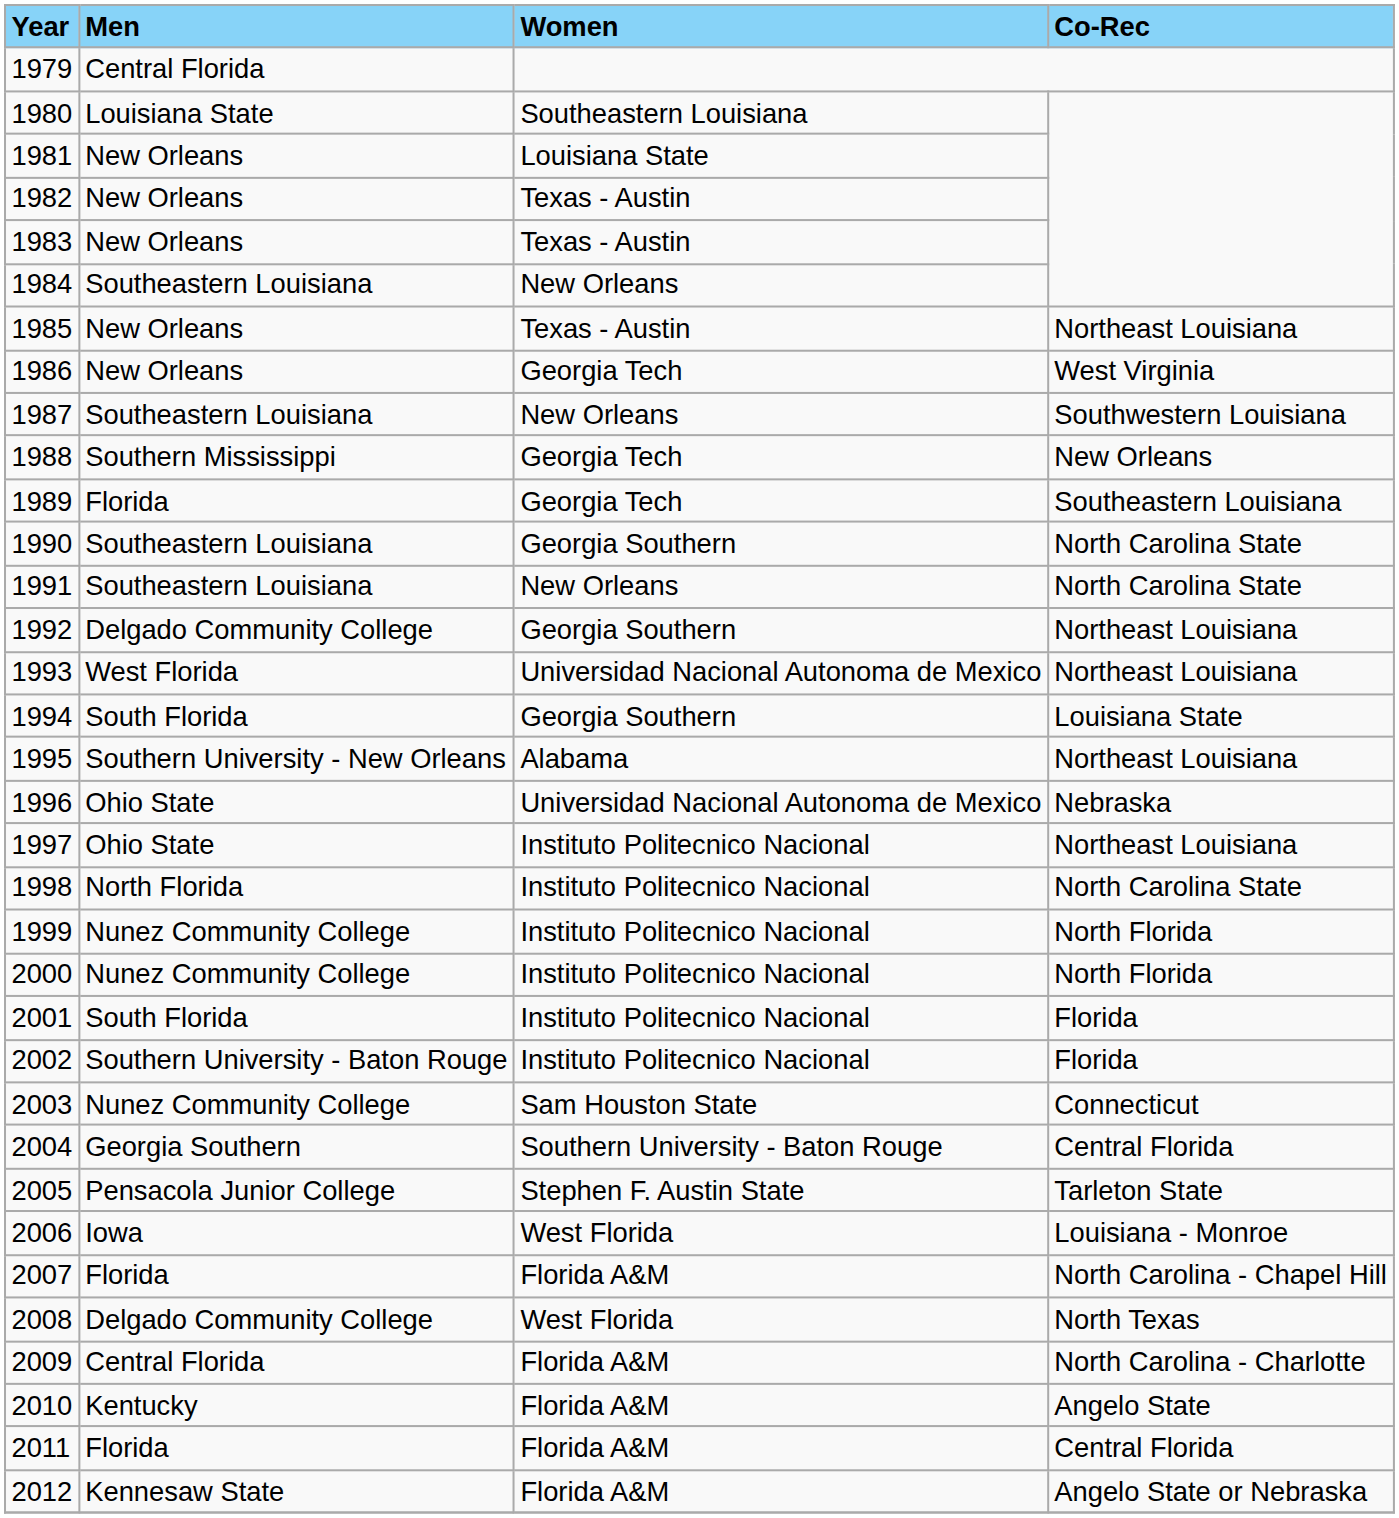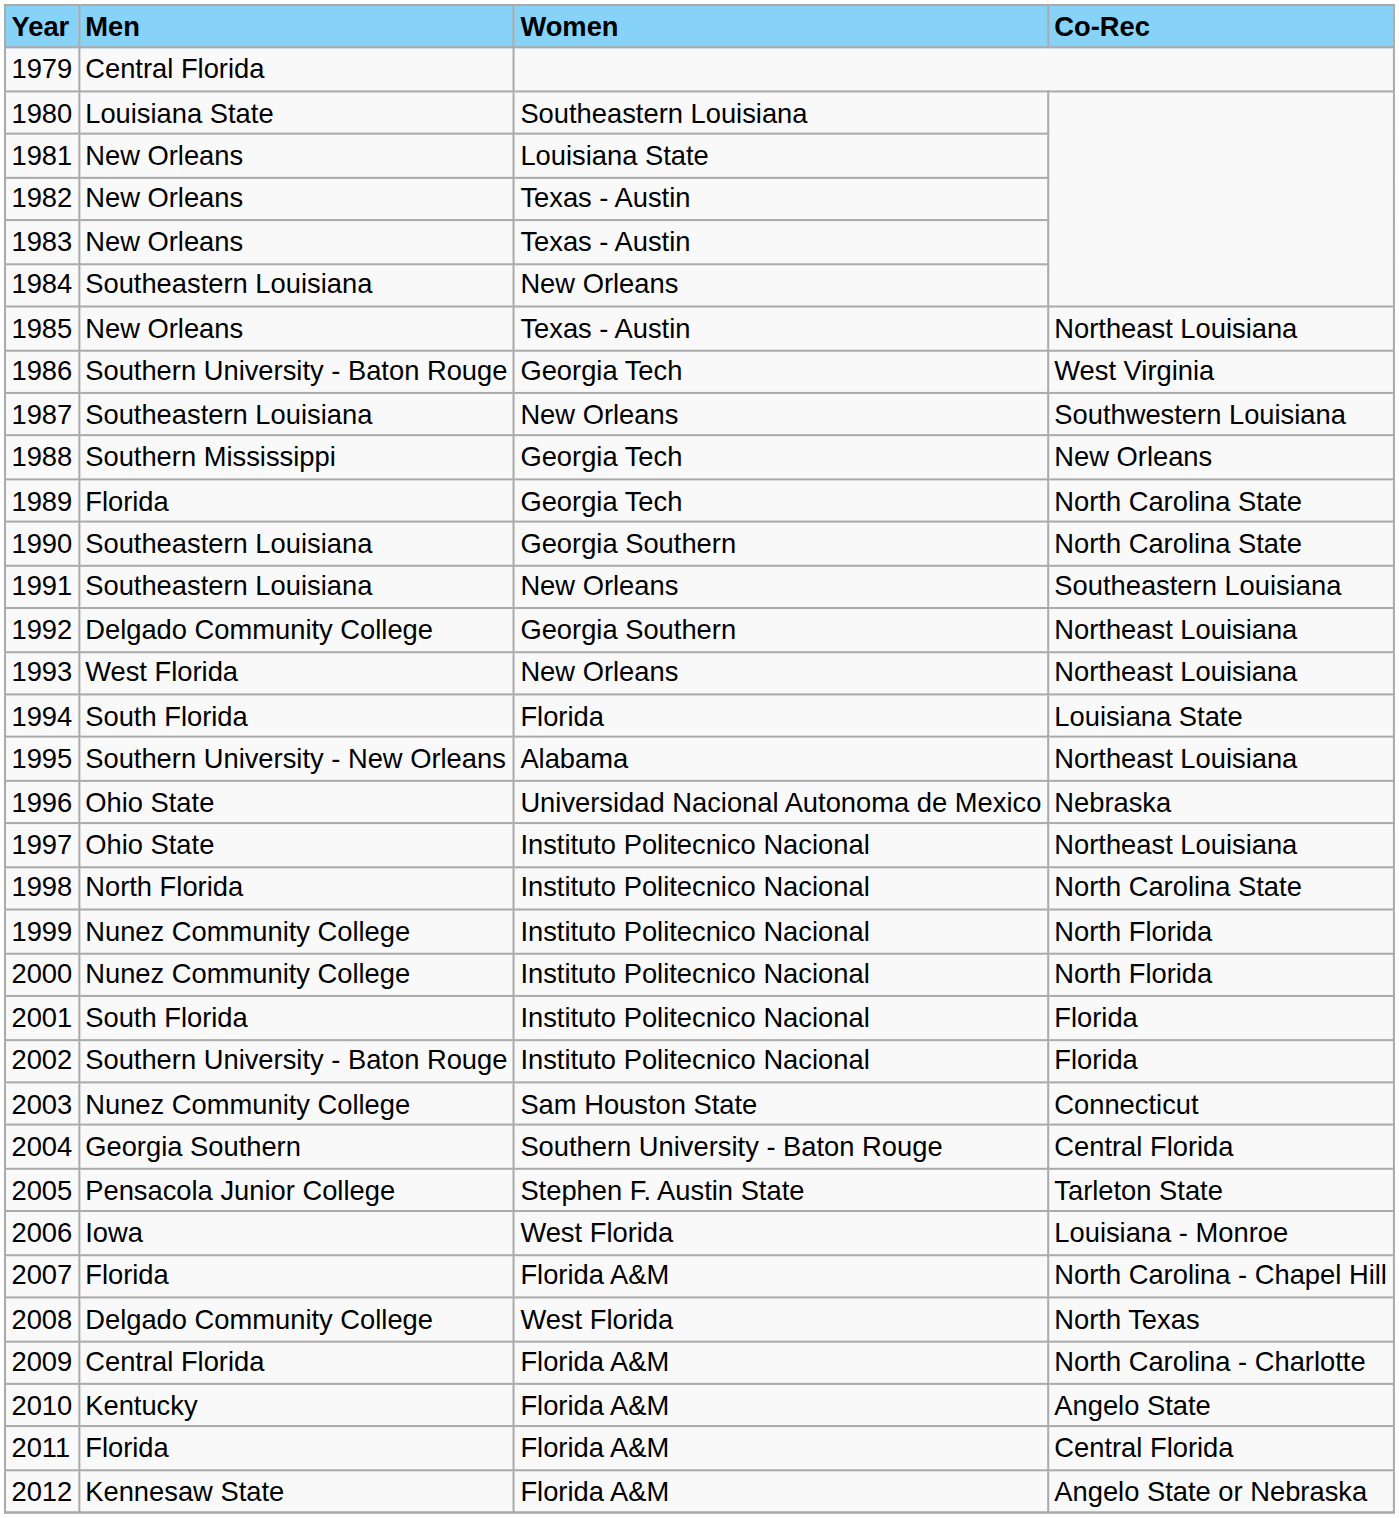(164, 371) New Orleans -> (296, 371) Southern University - Baton Rouge
(1198, 500) Southeastern Louisiana -> (1178, 500) North Carolina State
(1178, 586) North Carolina State -> (1198, 586) Southeastern Louisiana
(781, 672) Universidad Nacional Autonoma de Mexico -> (599, 672) New Orleans
(628, 716) Georgia Southern -> (562, 716) Florida
